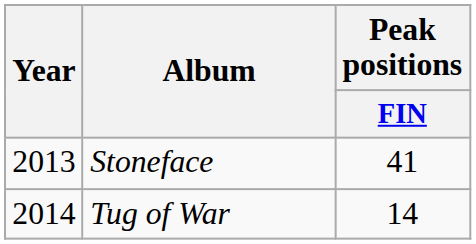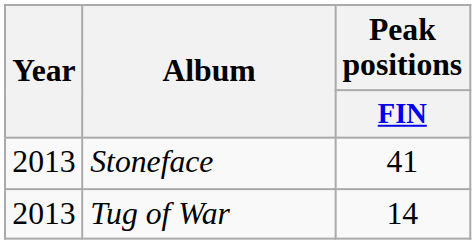(44, 212) 2014 -> (44, 212) 2013
